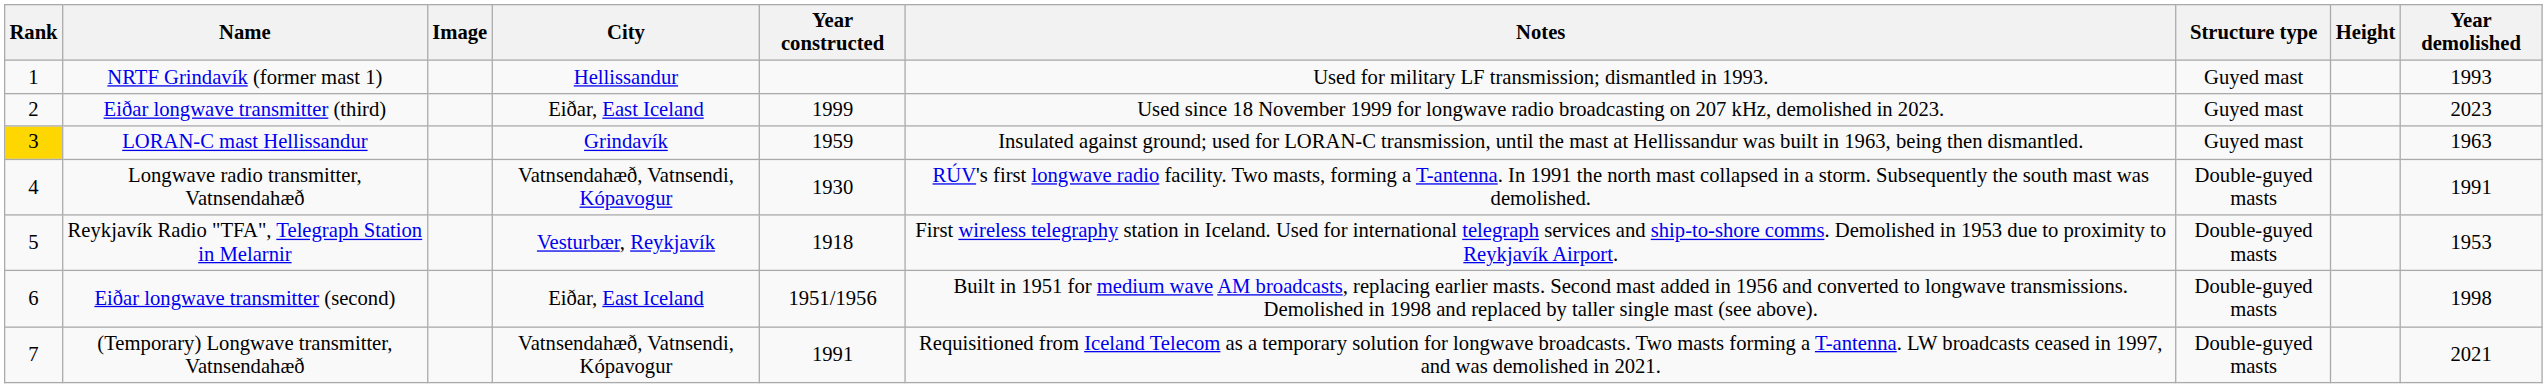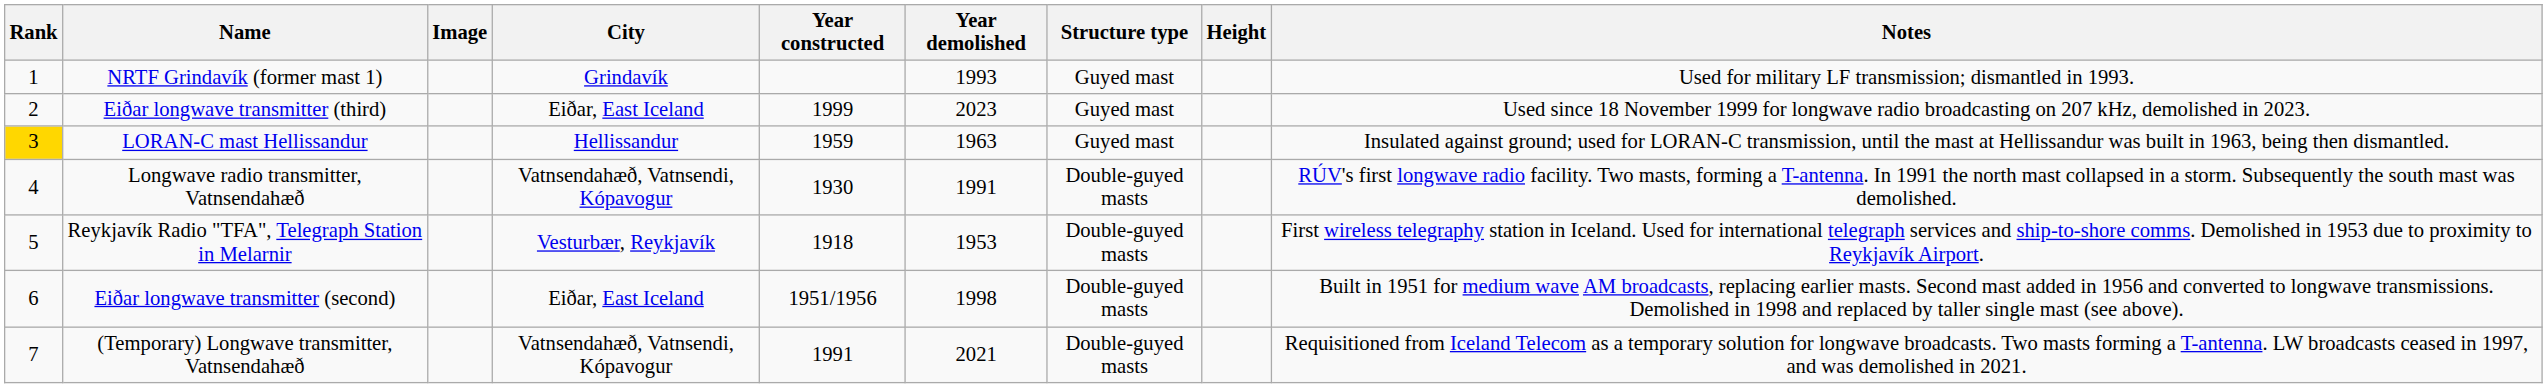columns swapped: (2471, 32) <-> (1541, 32)
(626, 76) Hellissandur -> (626, 76) Grindavík
(626, 142) Grindavík -> (626, 142) Hellissandur
